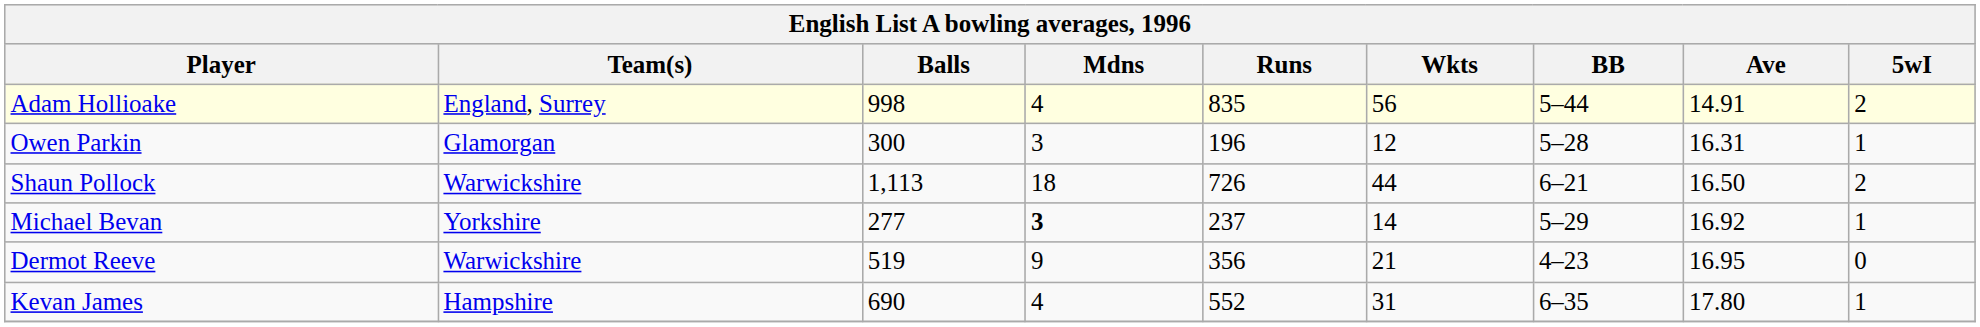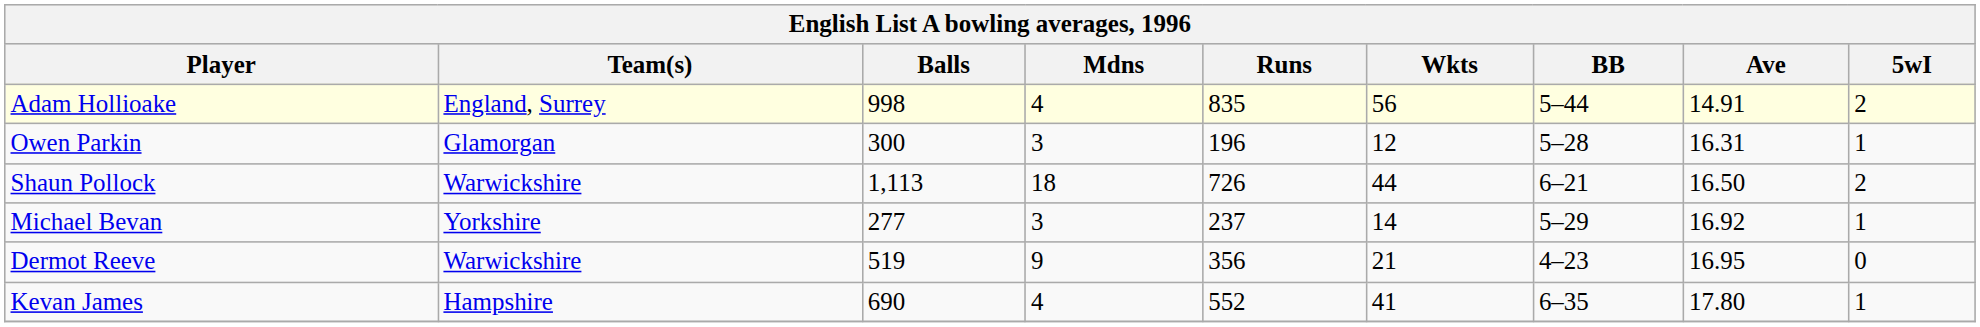(1037, 222) bold -> (1037, 222) normal
(1384, 301) 31 -> (1384, 301) 41
